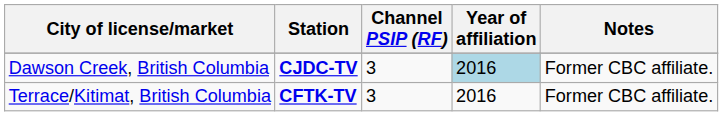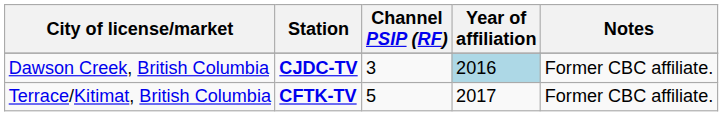(371, 96) 3 -> (371, 96) 5
(476, 96) 2016 -> (476, 96) 2017
